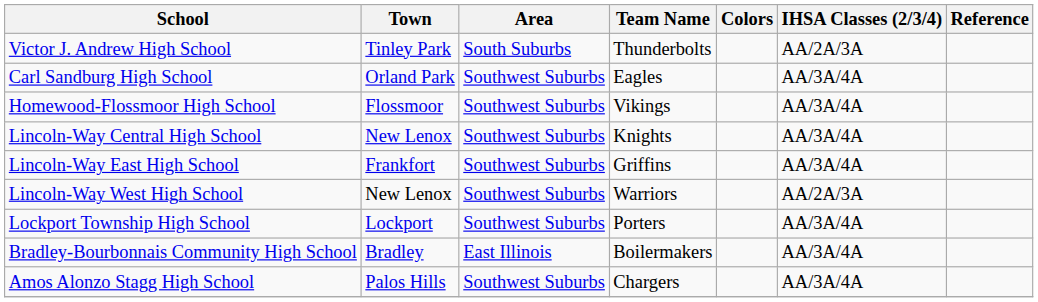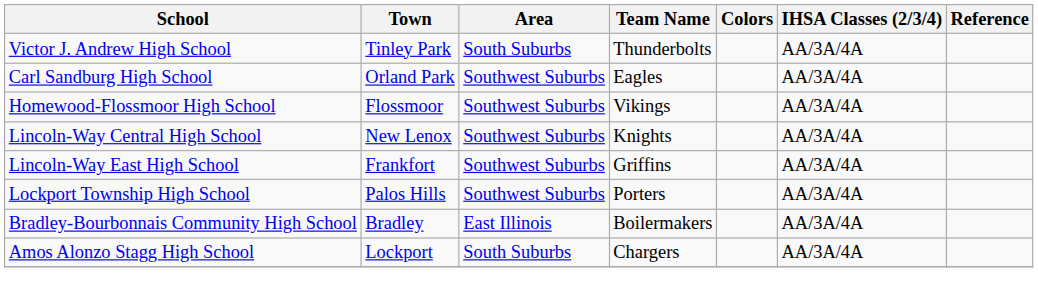(822, 48) AA/2A/3A -> (822, 48) AA/3A/4A
- row: (126, 194)
(399, 223) Lockport -> (405, 194) Palos Hills
(405, 281) Palos Hills -> (399, 252) Lockport
(534, 281) Southwest Suburbs -> (517, 252) South Suburbs
